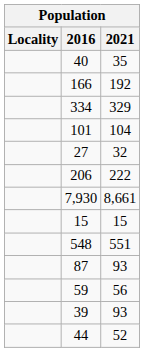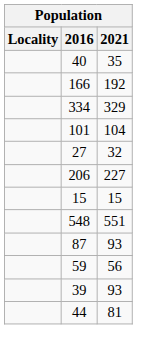(120, 175) 222 -> (115, 175) 227
- row: (81, 198)
(120, 335) 52 -> (115, 312) 81
